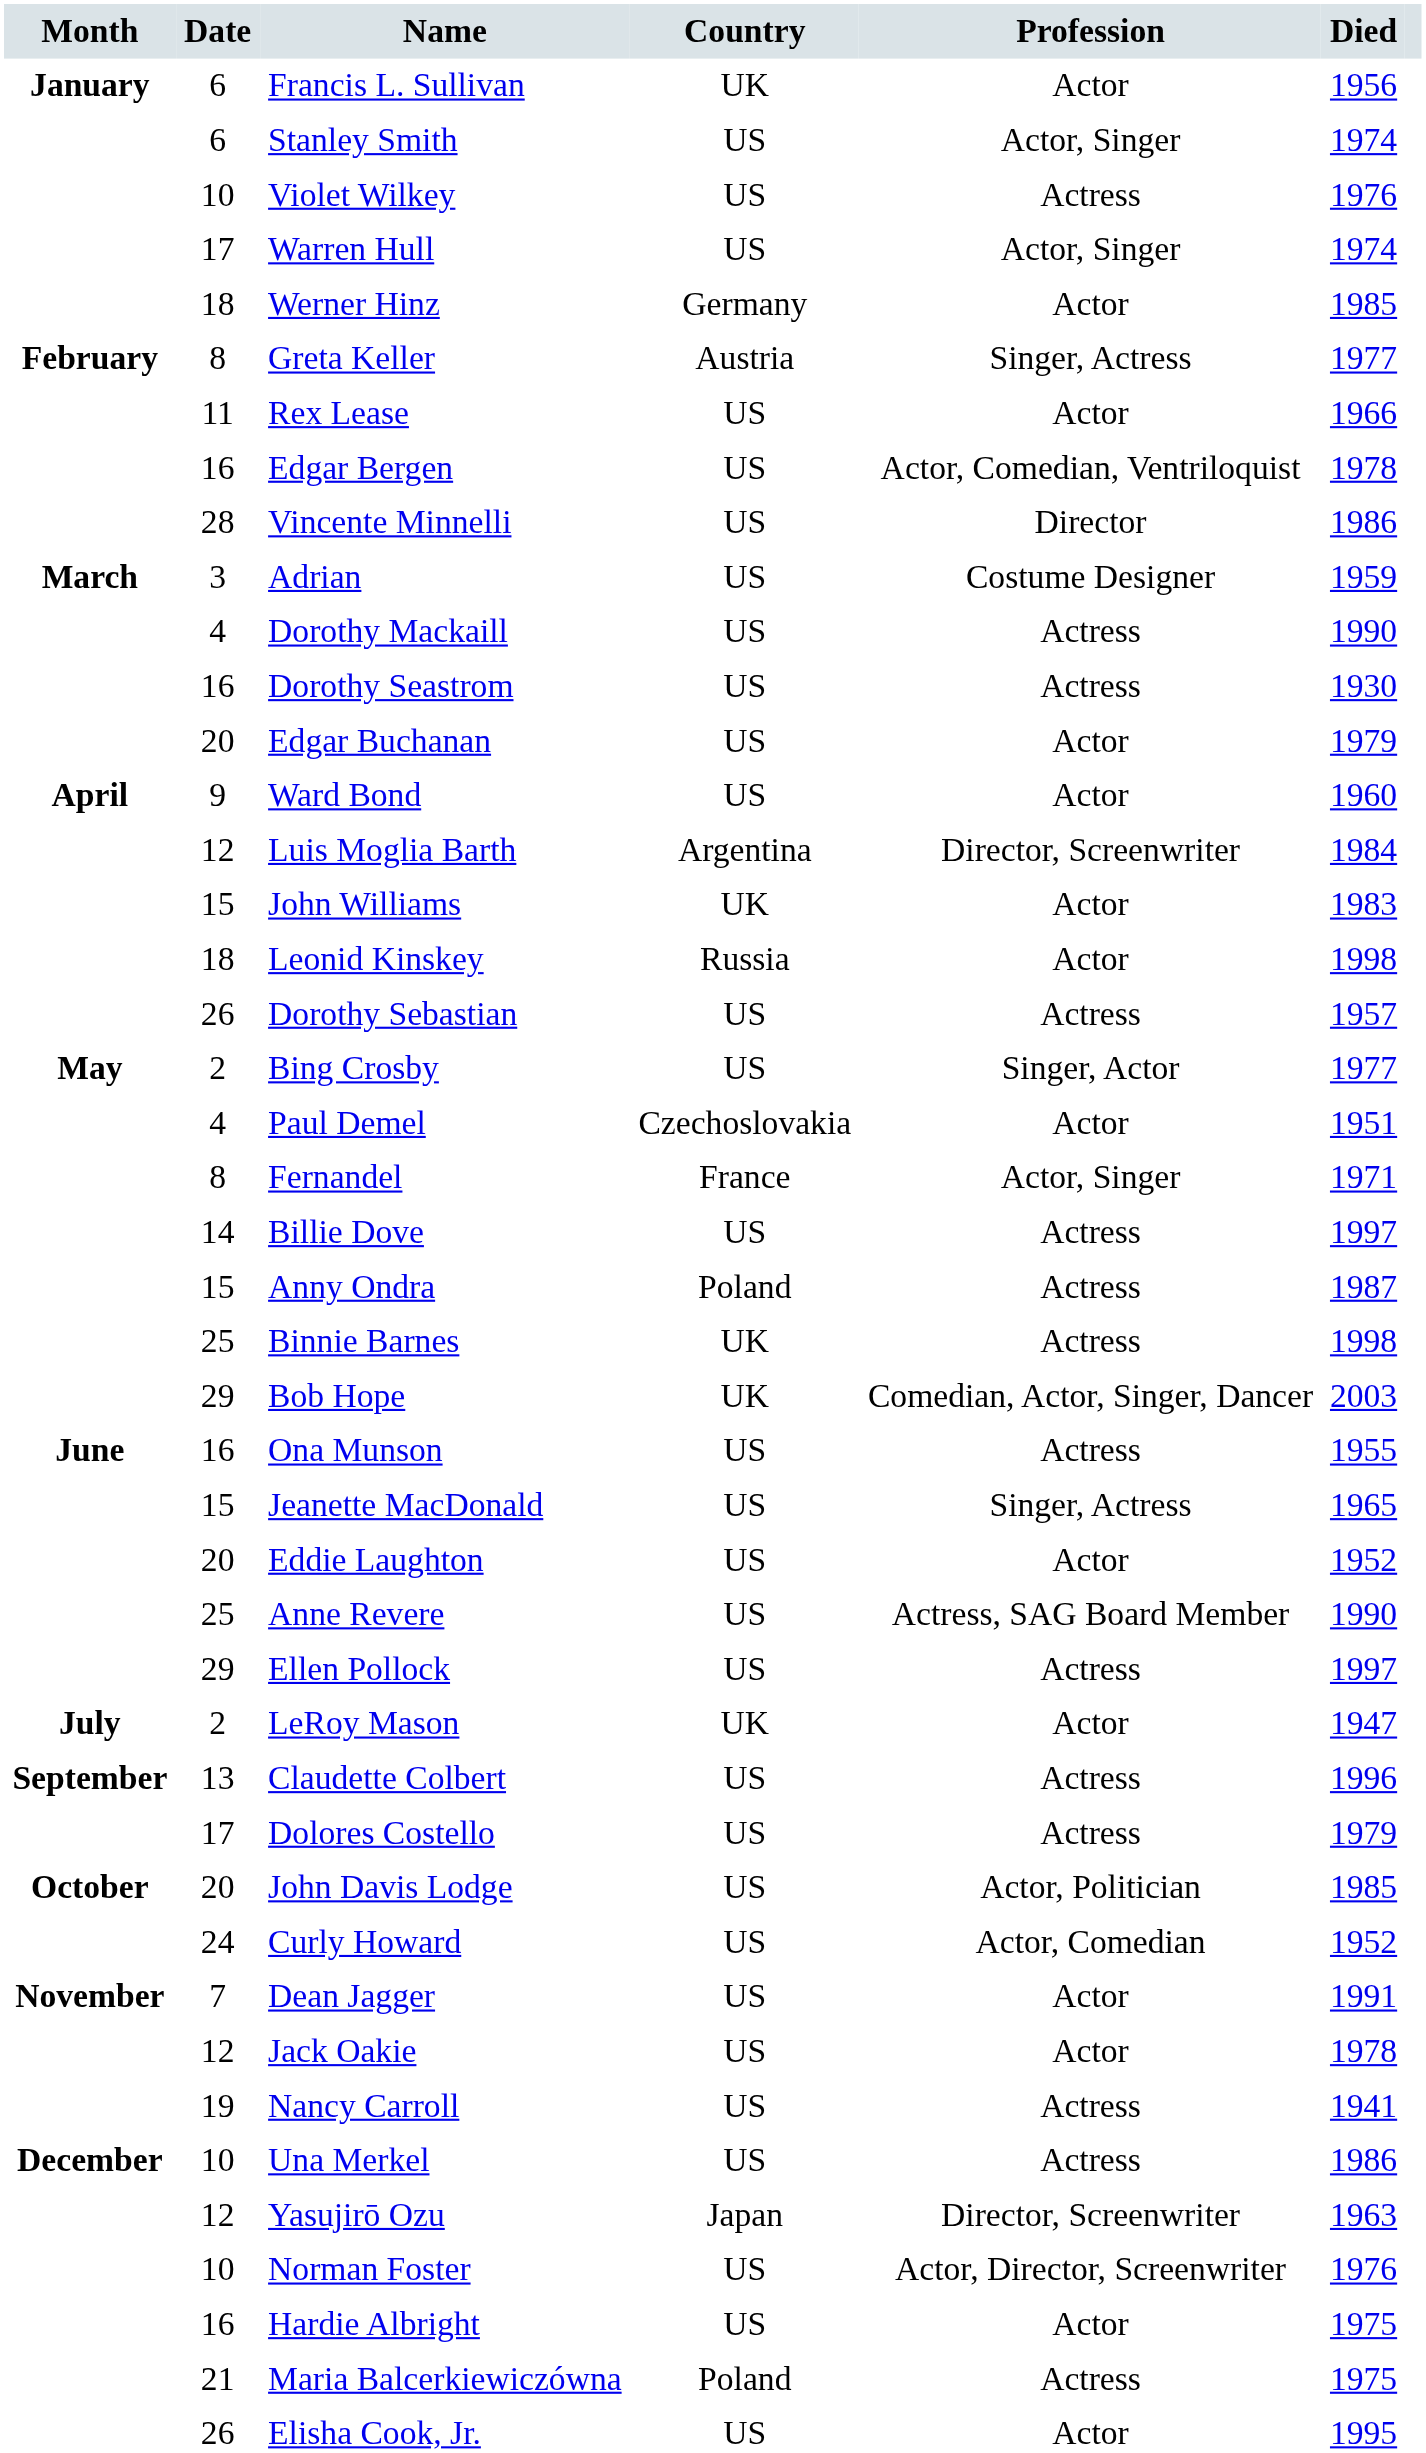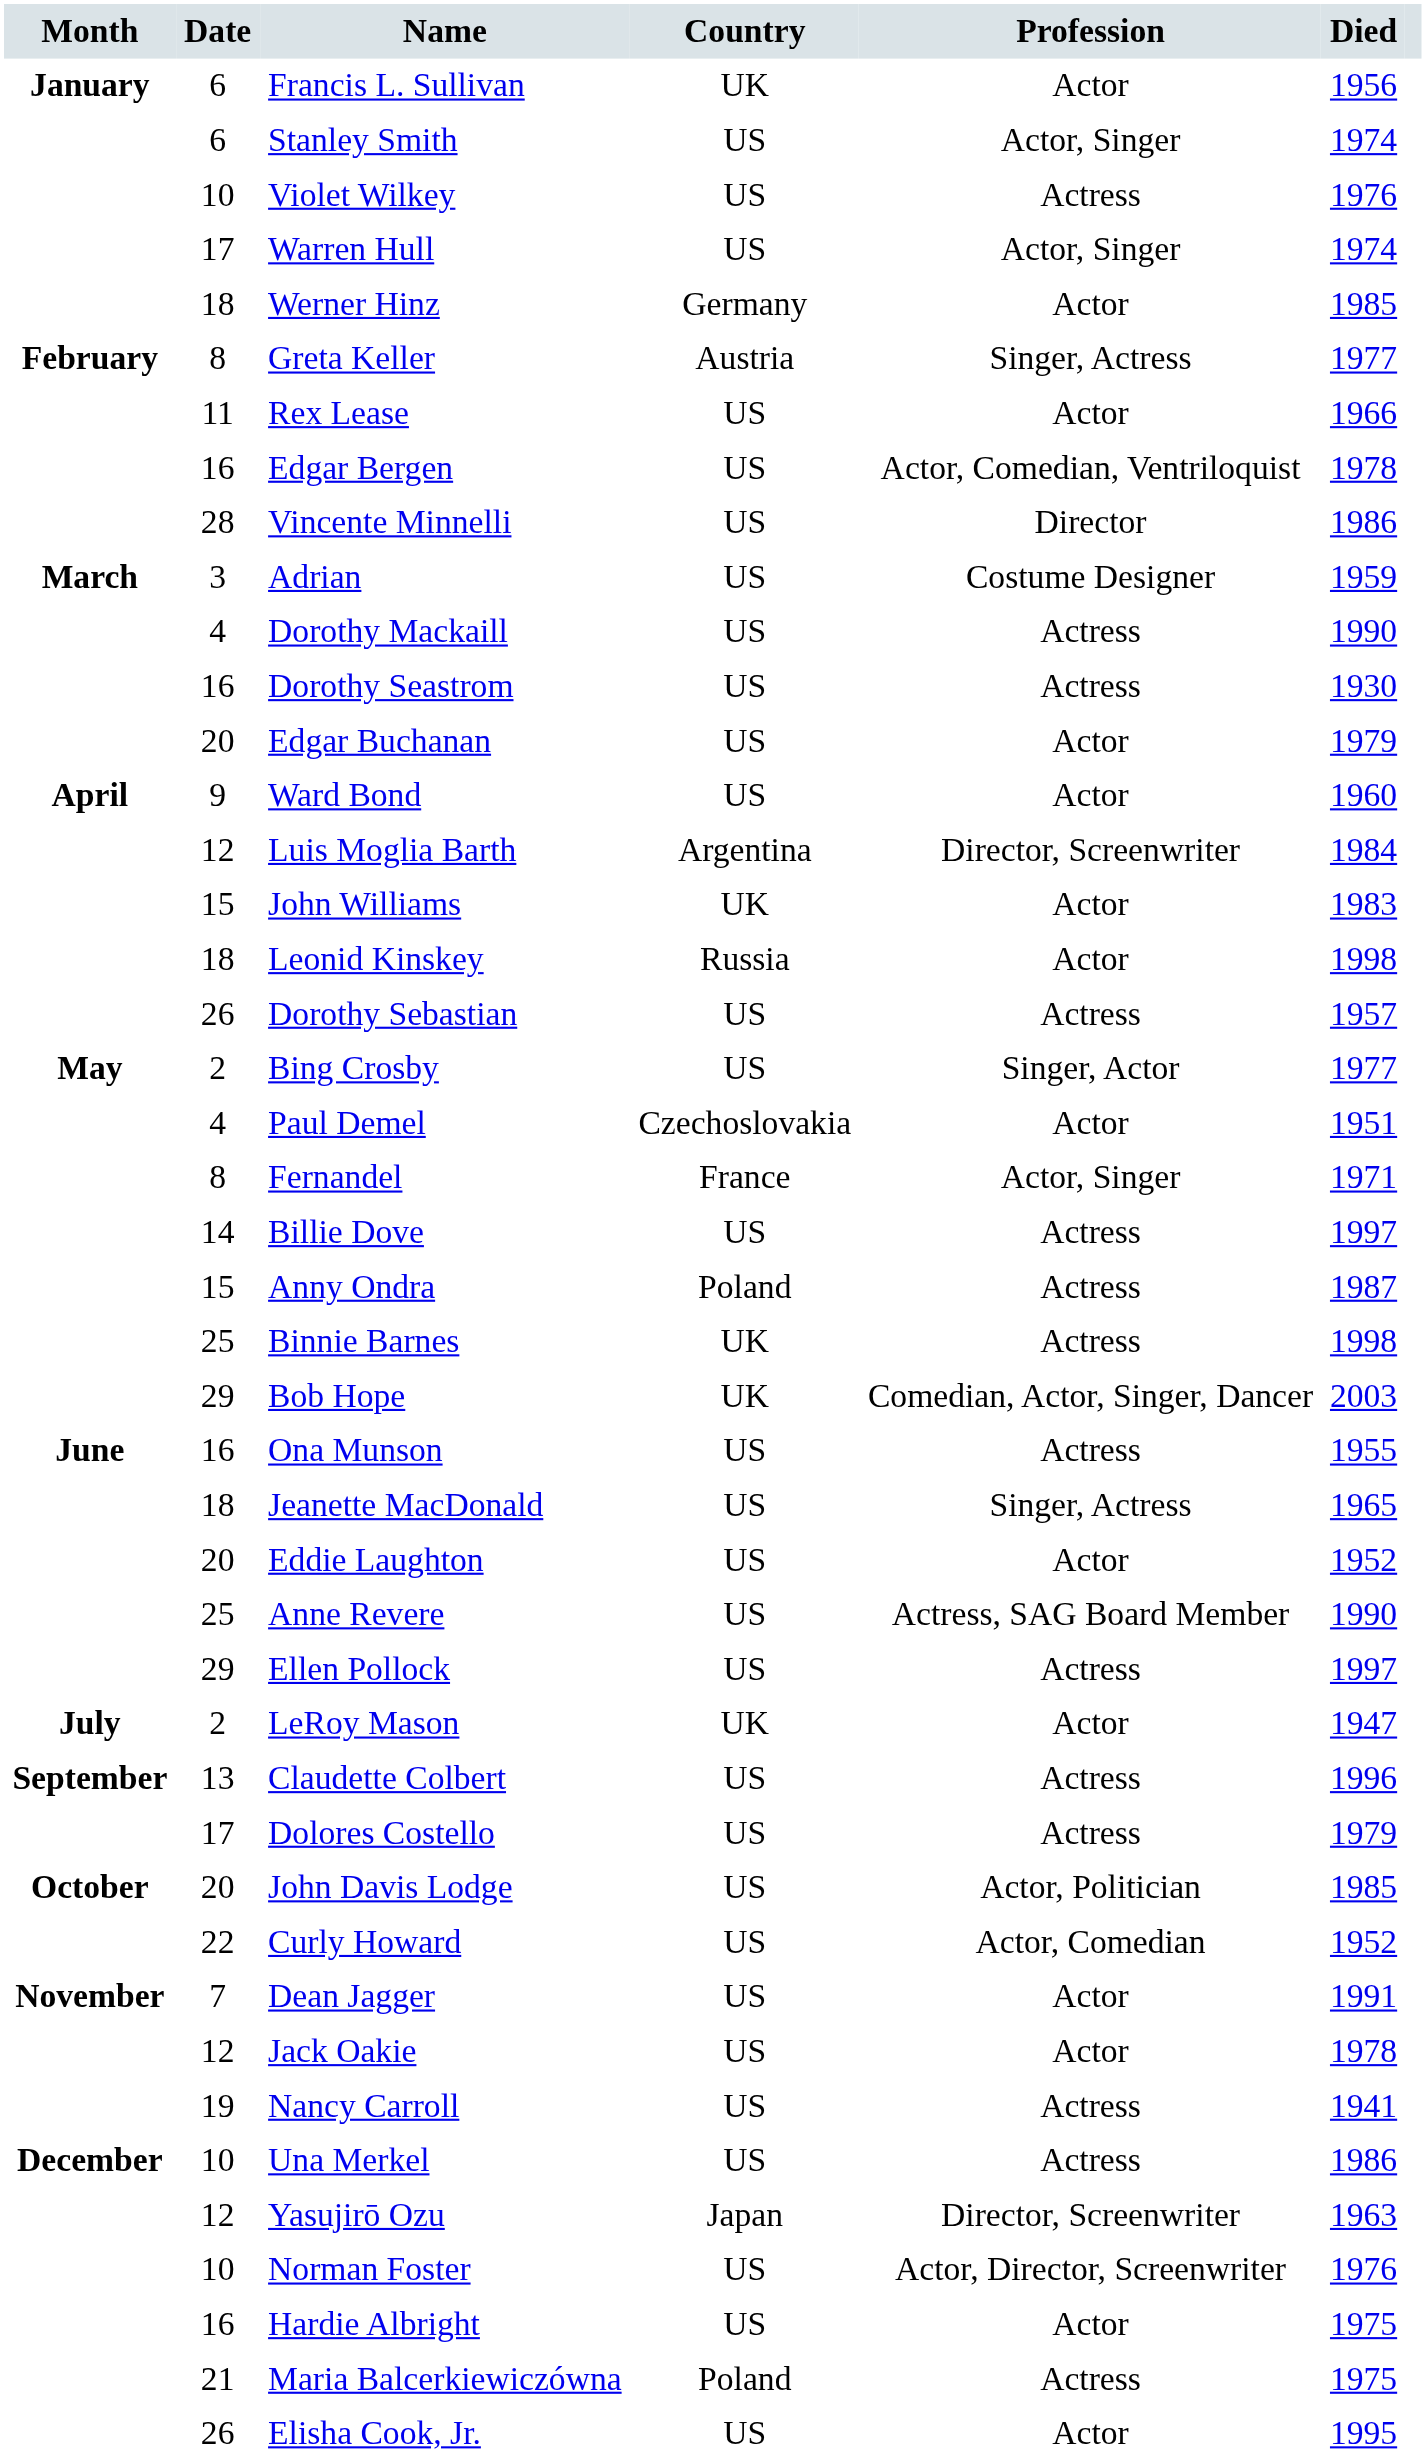(218, 1504) 15 -> (218, 1504) 18
(218, 1941) 24 -> (218, 1941) 22
